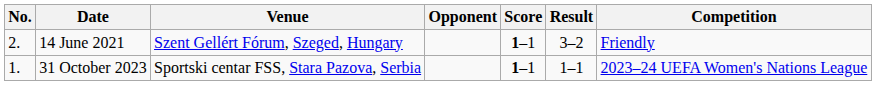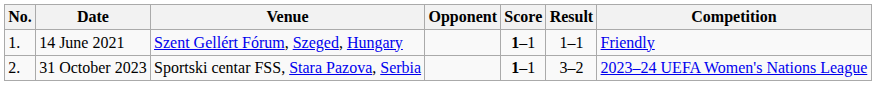(14, 42) 2. -> (14, 42) 1.
(571, 42) 3–2 -> (571, 42) 1–1
(14, 67) 1. -> (14, 67) 2.
(571, 67) 1–1 -> (571, 67) 3–2
